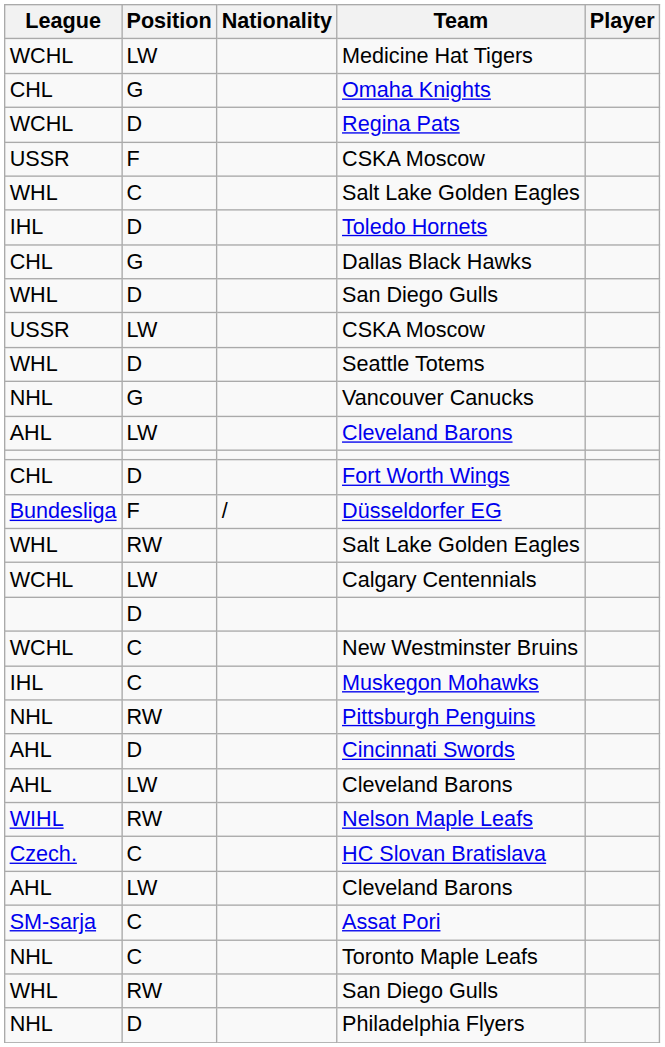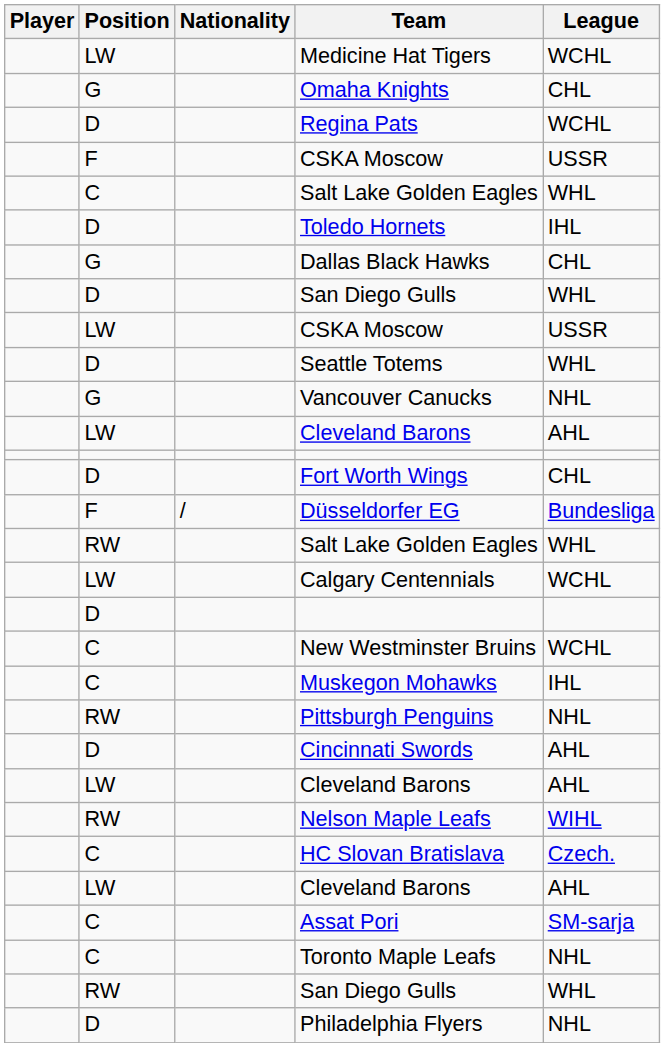columns swapped: (622, 21) <-> (63, 21)
